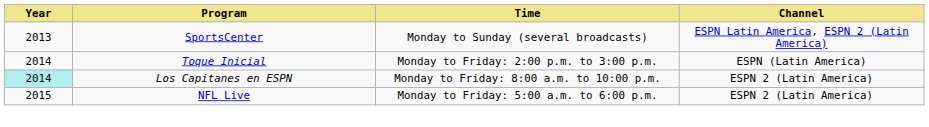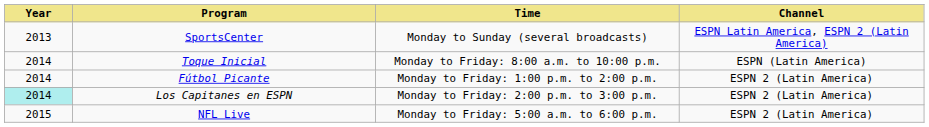(528, 61) Monday to Friday: 2:00 p.m. to 3:00 p.m. -> (528, 61) Monday to Friday: 8:00 a.m. to 10:00 p.m.
+ row: (224, 78)
(528, 78) Monday to Friday: 8:00 a.m. to 10:00 p.m. -> (528, 96) Monday to Friday: 2:00 p.m. to 3:00 p.m.
